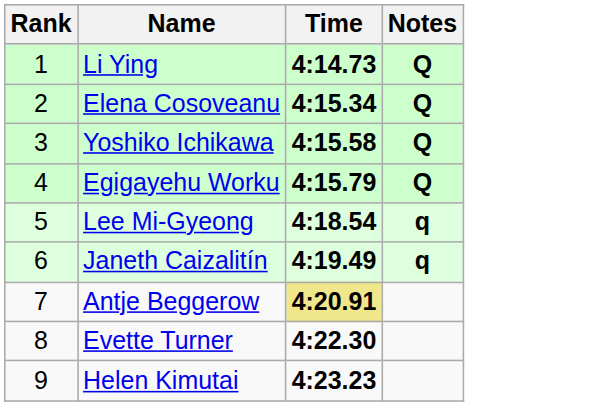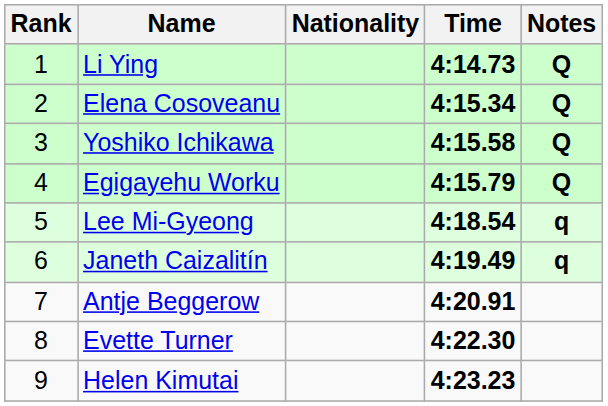+ column: (355, 24)
(334, 301) khaki background -> (473, 301) no background
